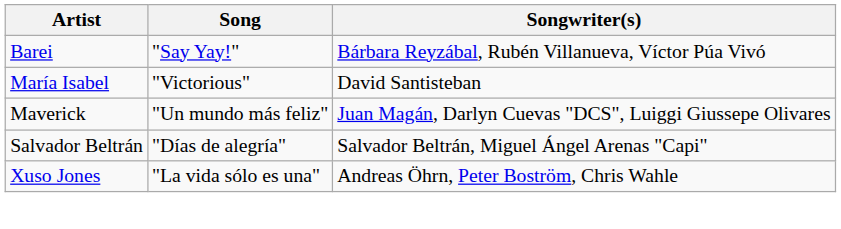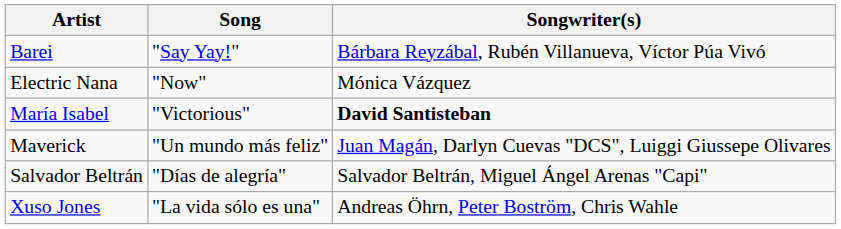+ row: (64, 82)
(409, 82) normal -> (414, 113) bold
